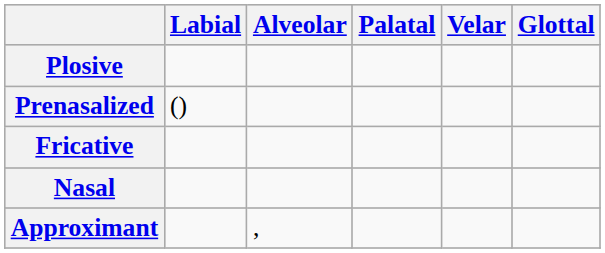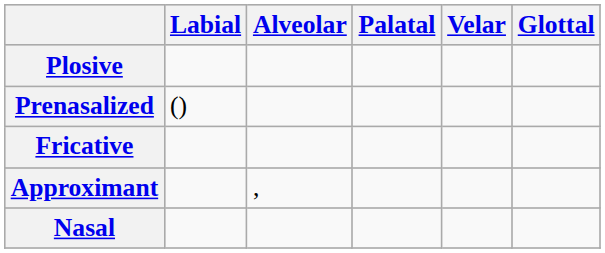rows swapped: (84, 187) <-> (84, 227)
